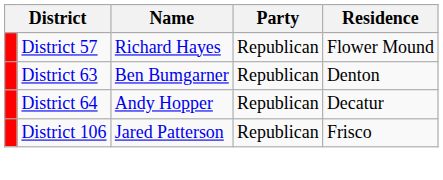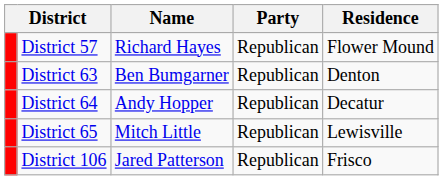+ row: (60, 132)
